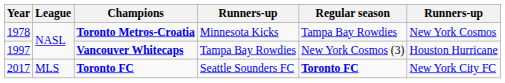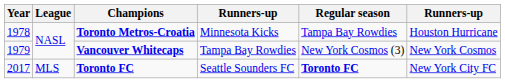(453, 31) New York Cosmos -> (454, 31) Houston Hurricane
(19, 50) 1997 -> (19, 50) 1979
(454, 50) Houston Hurricane -> (453, 50) New York Cosmos
